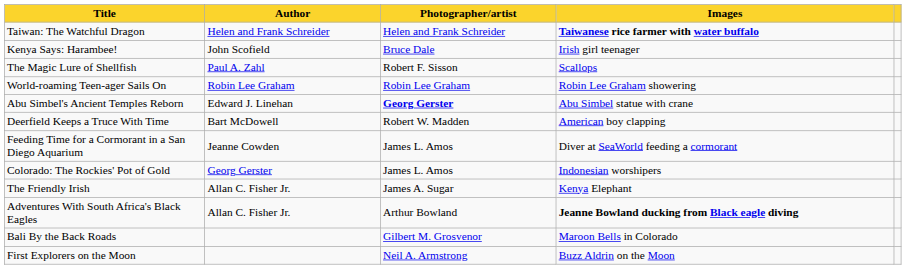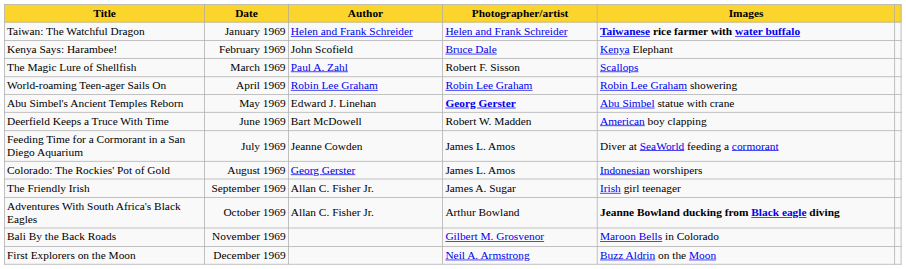+ column: (247, 13)
(599, 49) Irish girl teenager -> (636, 49) Kenya Elephant
(595, 188) Kenya Elephant -> (640, 188) Irish girl teenager
